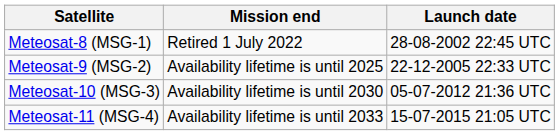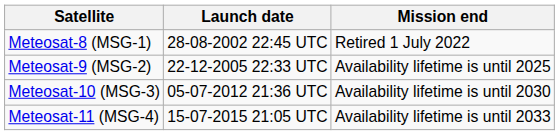columns swapped: (471, 17) <-> (275, 17)
